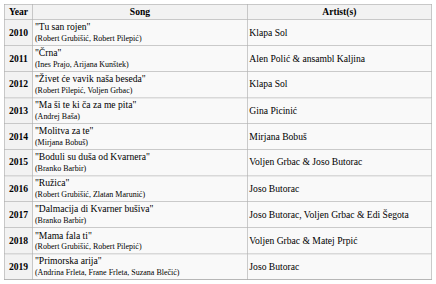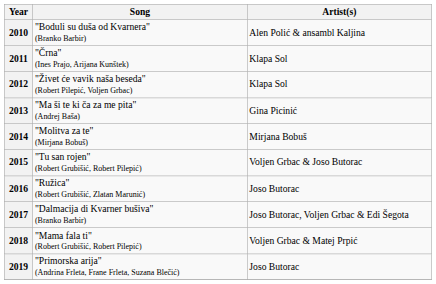(88, 32) "Tu san rojen" (Robert Grubišić, Robert Pilepić) -> (92, 32) "Boduli su duša od Kvarnera" (Branko Barbir)
(268, 32) Klapa Sol -> (307, 32) Alen Polić & ansambl Kaljina
(307, 58) Alen Polić & ansambl Kaljina -> (268, 58) Klapa Sol
(92, 162) "Boduli su duša od Kvarnera" (Branko Barbir) -> (88, 162) "Tu san rojen" (Robert Grubišić, Robert Pilepić)
